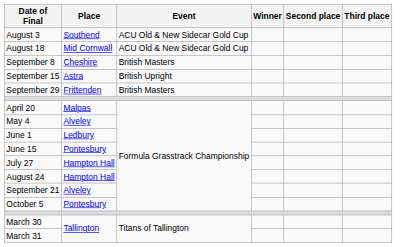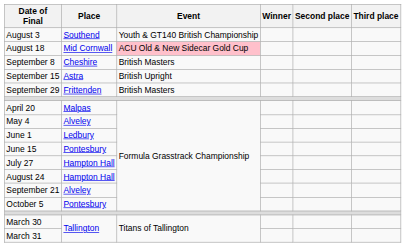(183, 35) ACU Old & New Sidecar Gold Cup -> (188, 35) Youth & GT140 British Championship
(183, 49) no background -> (183, 49) pink background
